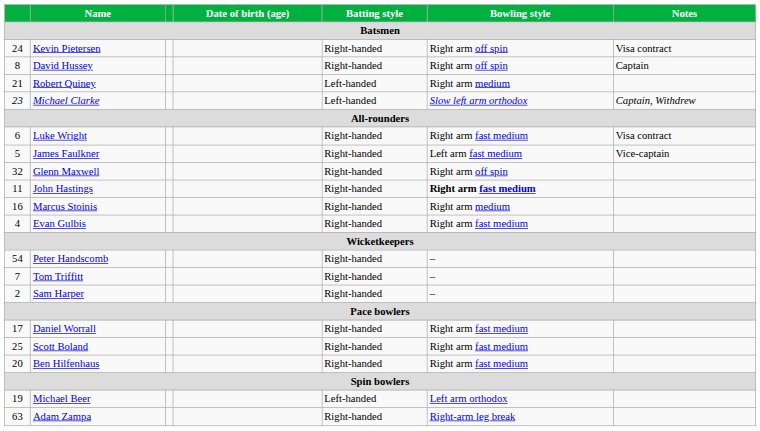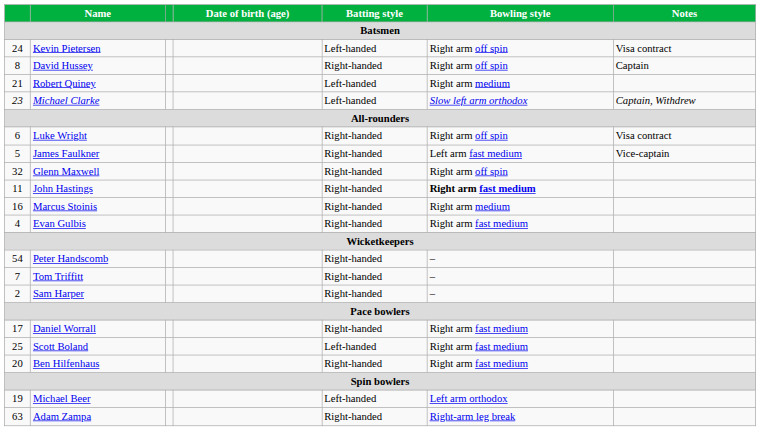(353, 48) Right-handed -> (350, 48) Left-handed
(479, 136) Right arm fast medium -> (469, 136) Right arm off spin
(353, 346) Right-handed -> (350, 346) Left-handed
